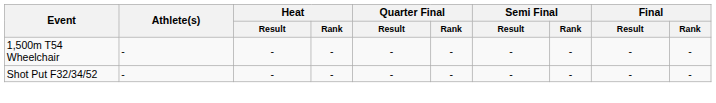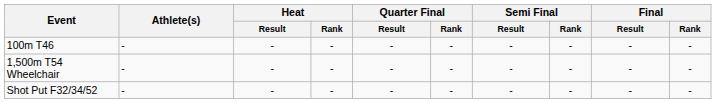+ row: (30, 46)
